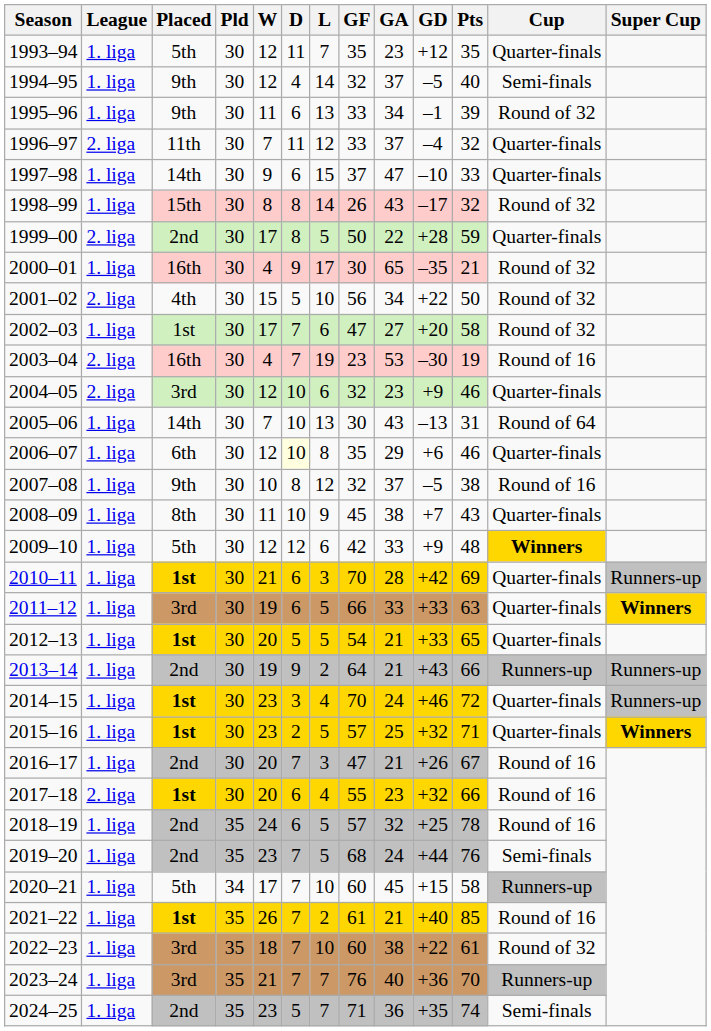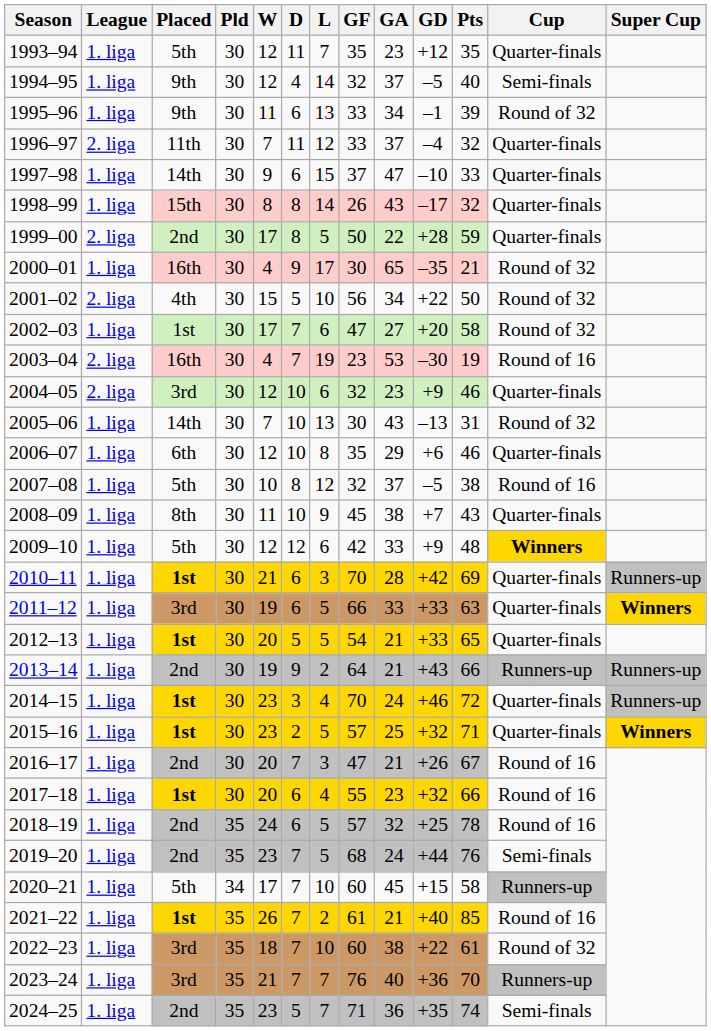(547, 205) Round of 32 -> (547, 205) Quarter-finals
(547, 422) Round of 64 -> (547, 422) Round of 32
(296, 453) lightyellow background -> (296, 453) no background
(184, 484) 9th -> (184, 484) 5th
(111, 793) 2. liga -> (111, 793) 1. liga
